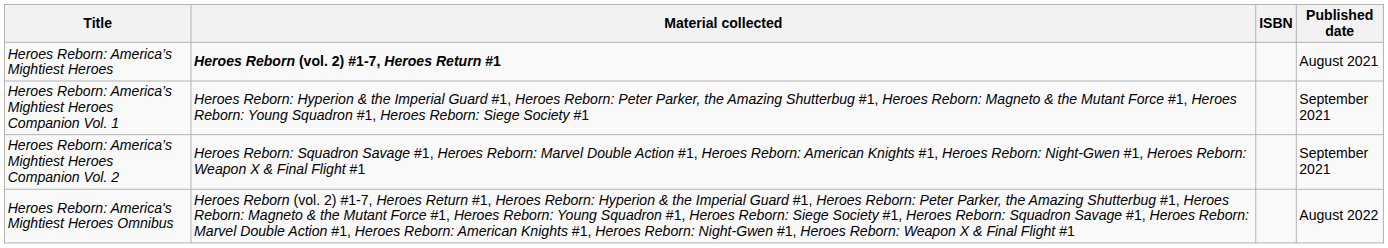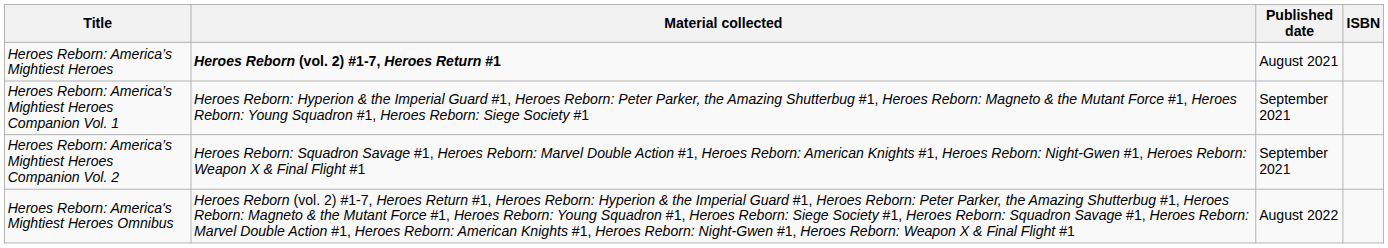columns swapped: (1340, 23) <-> (1276, 23)
